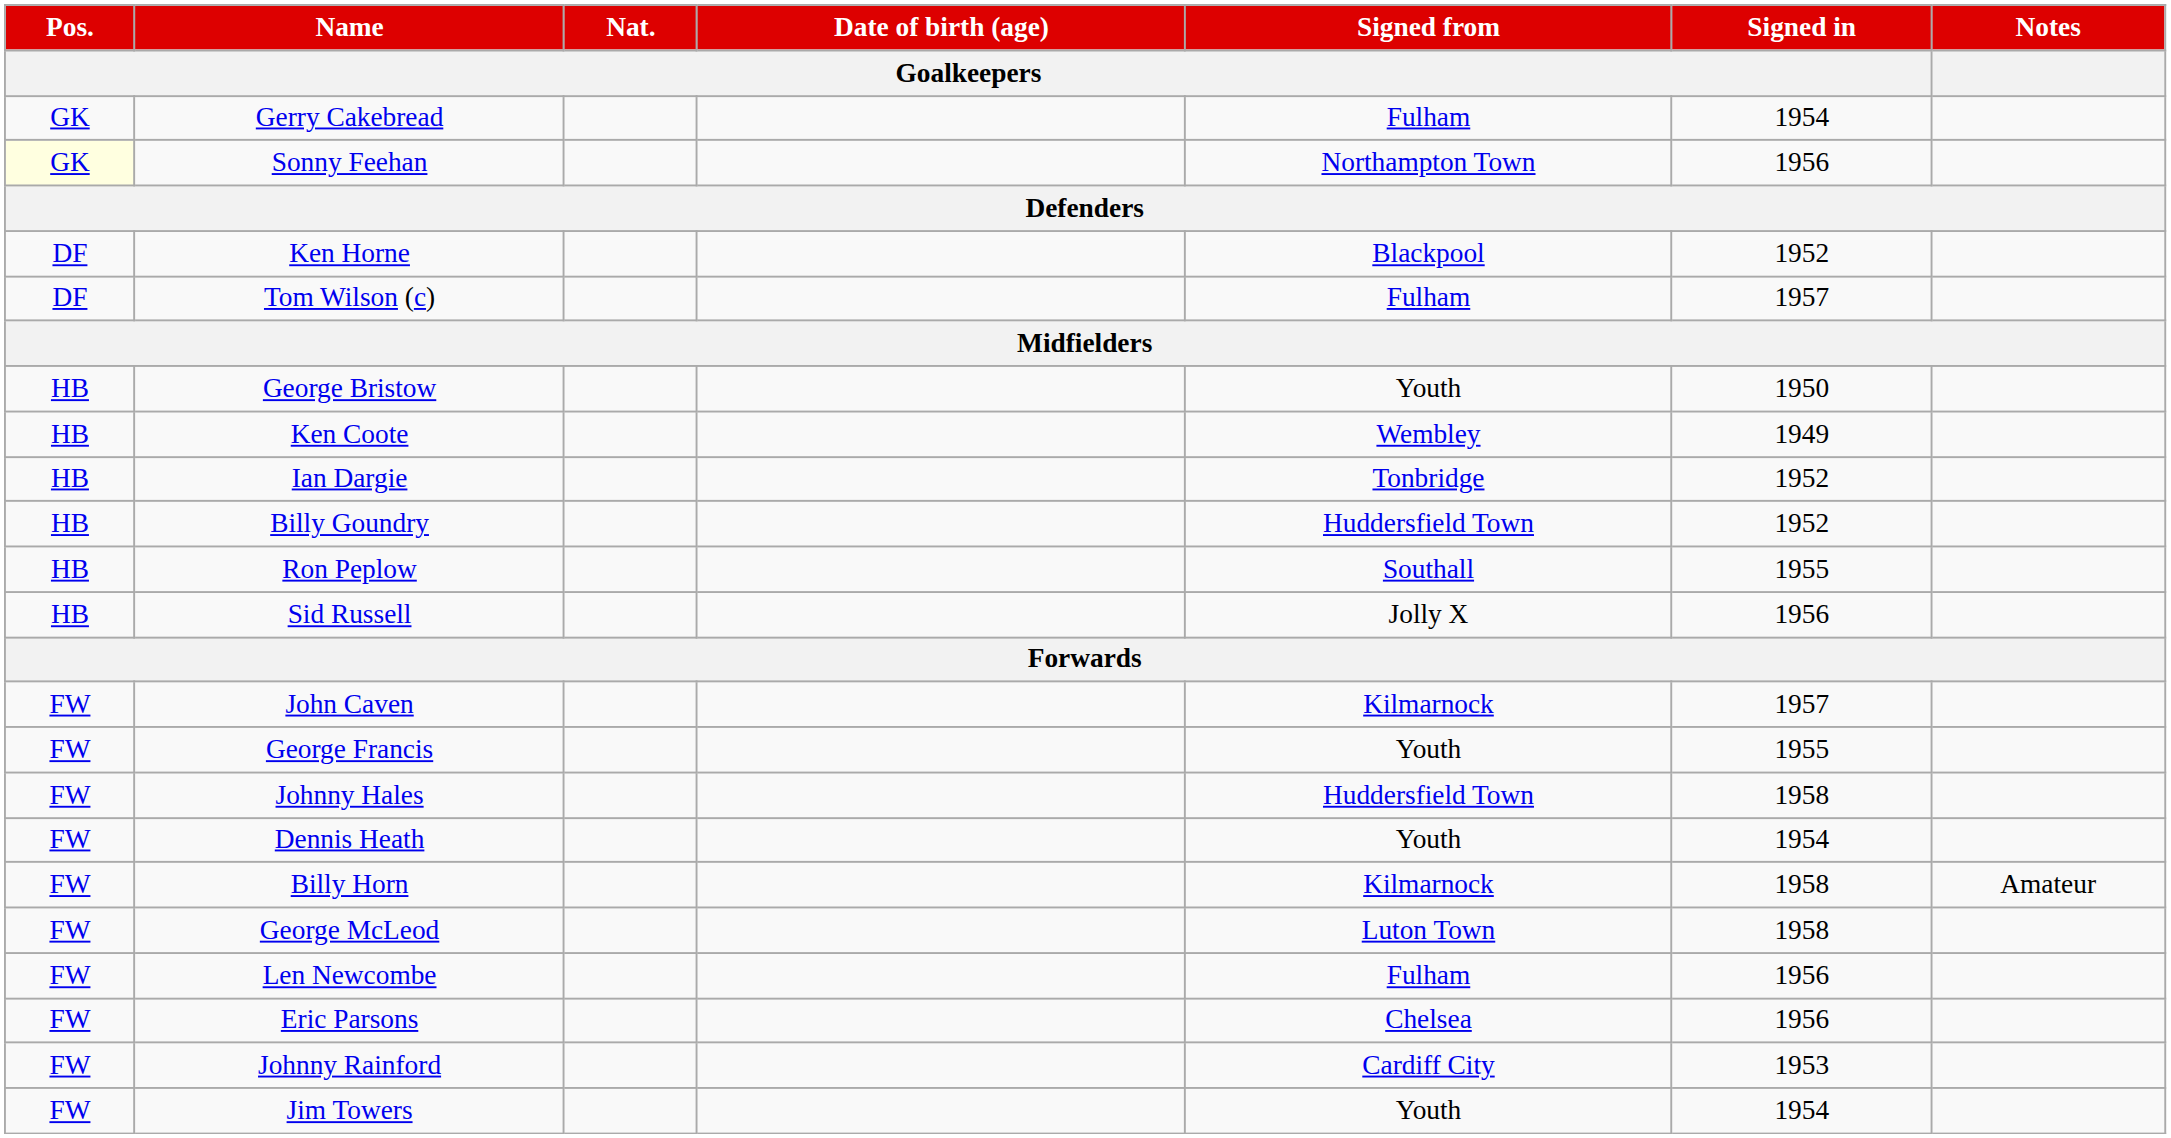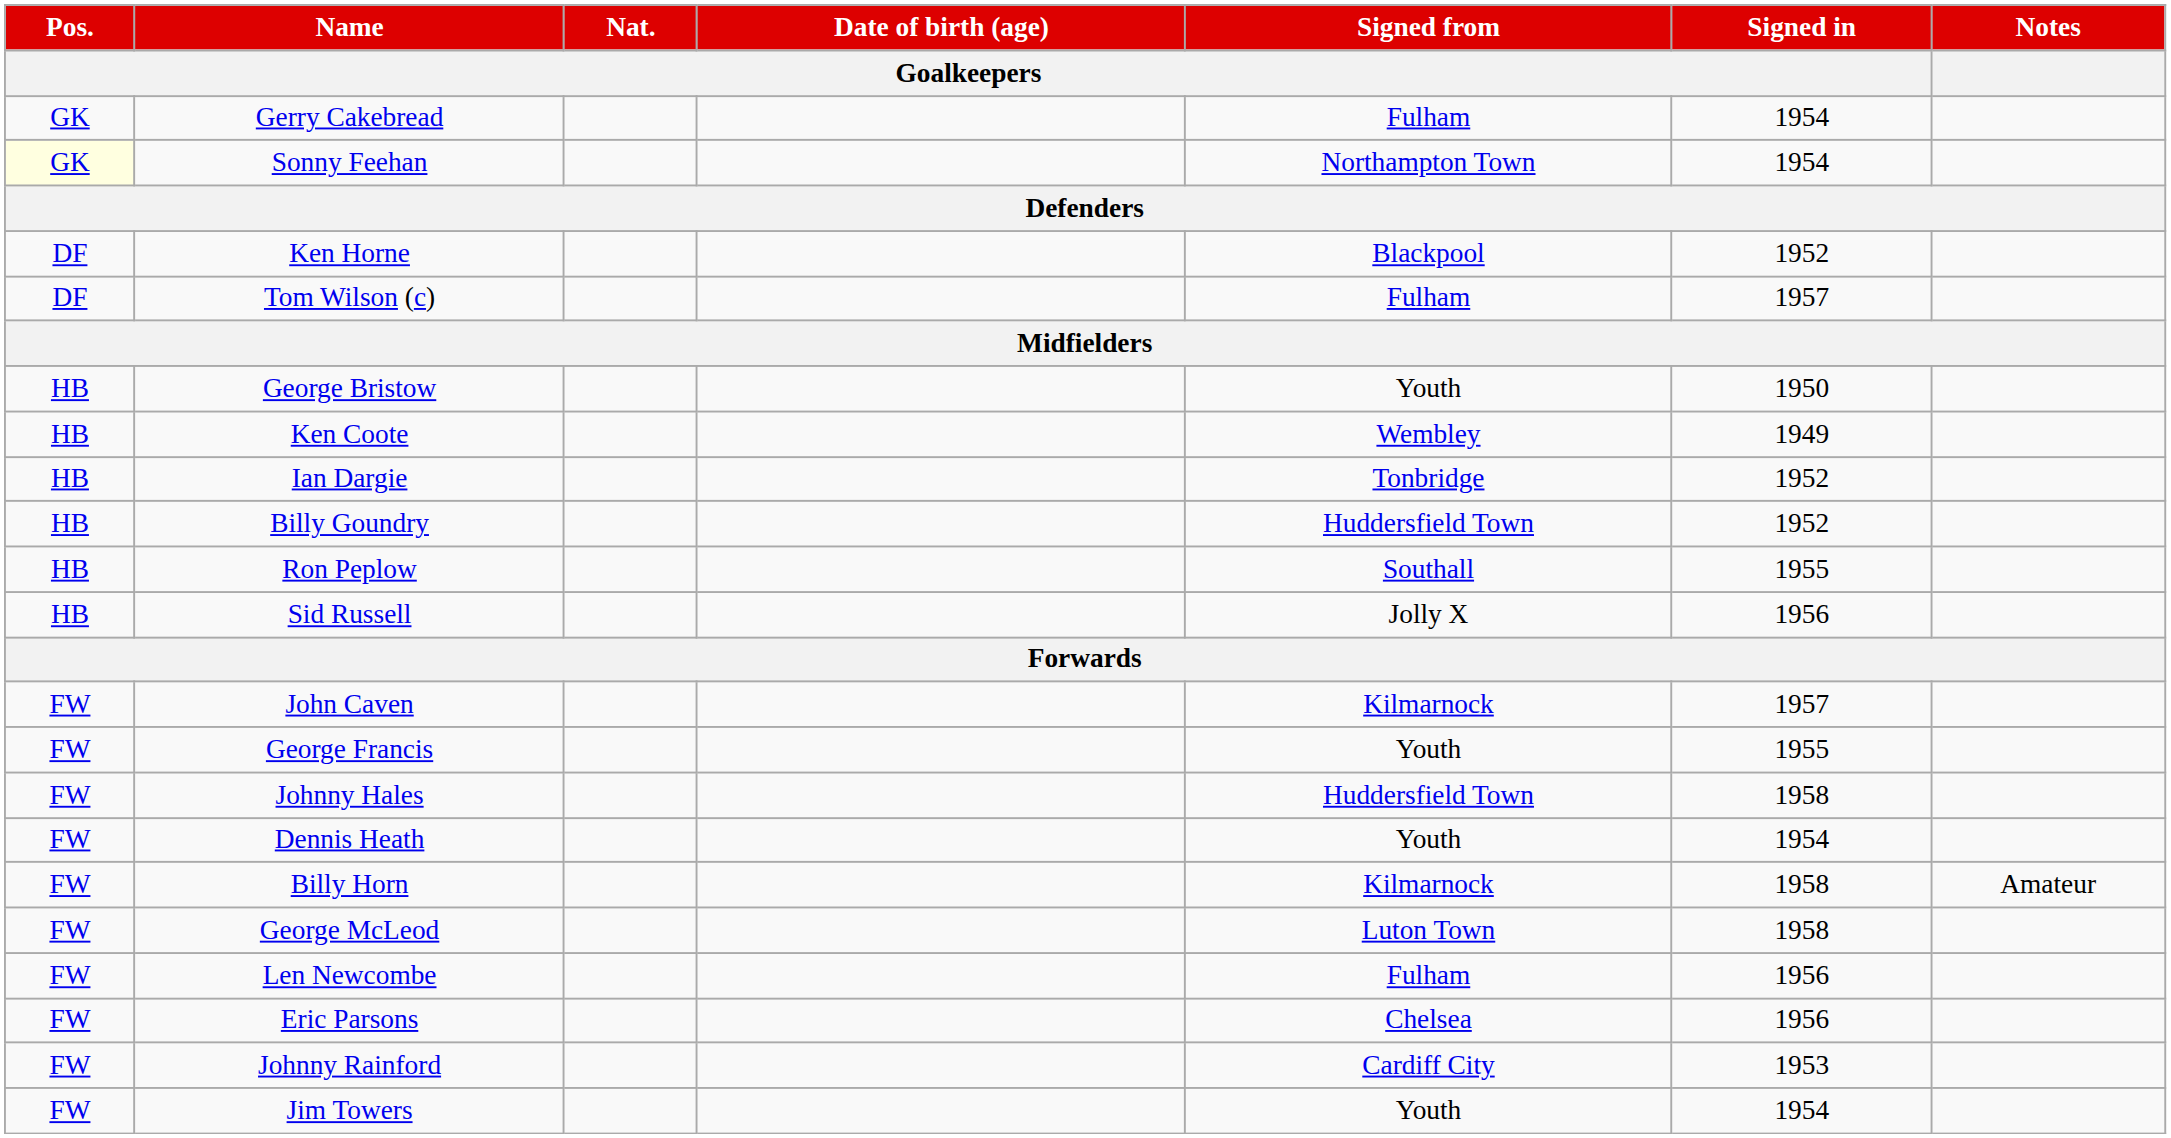(1802, 162) 1956 -> (1802, 162) 1954
